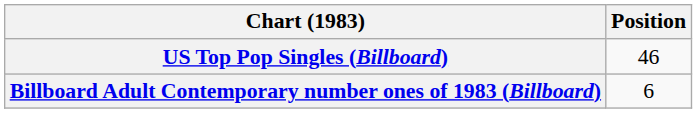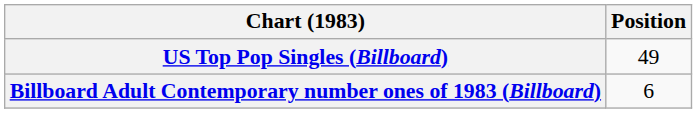(649, 56) 46 -> (649, 56) 49
